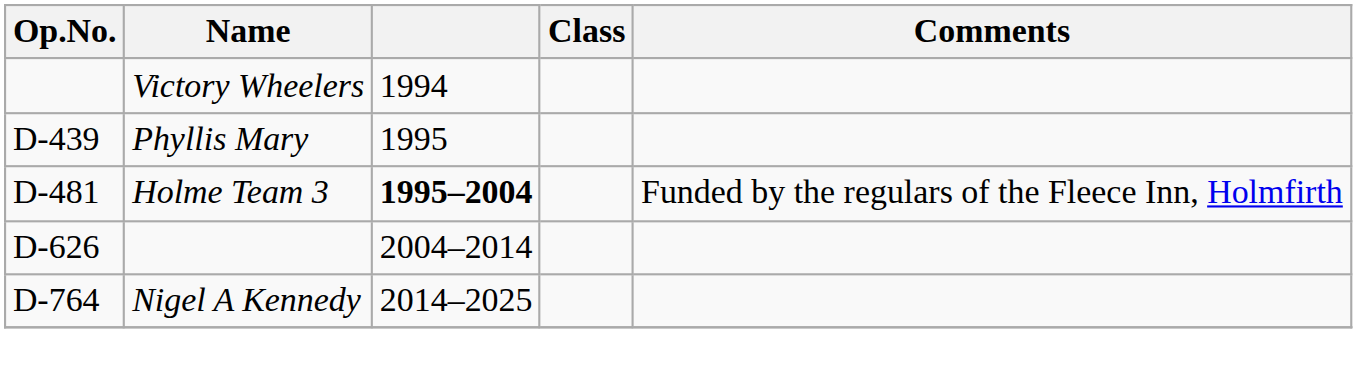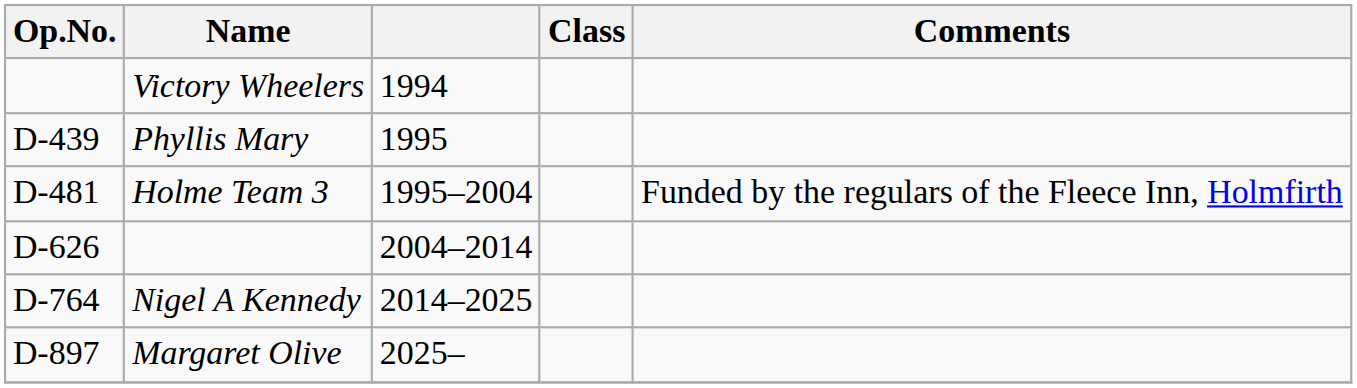(456, 192) bold -> (456, 192) normal
+ row: (56, 354)
